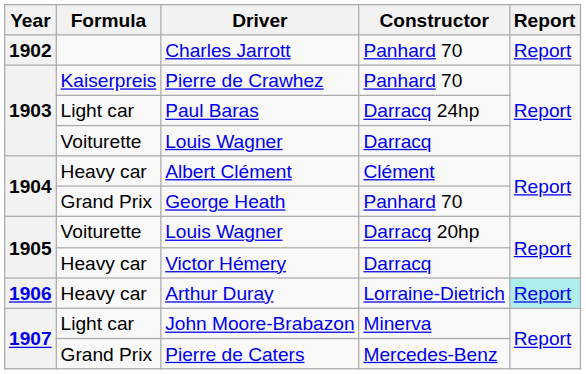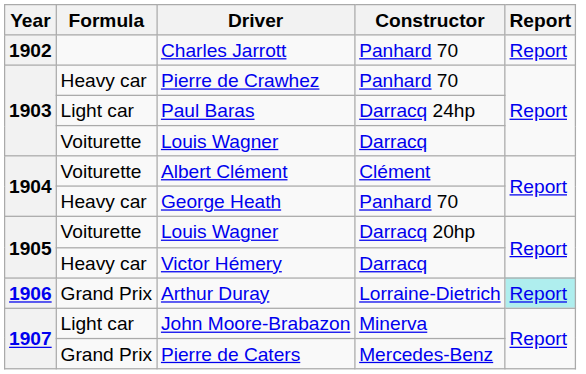(108, 81) Kaiserpreis -> (104, 81) Heavy car
(104, 172) Heavy car -> (101, 172) Voiturette
(106, 202) Grand Prix -> (104, 202) Heavy car
(104, 293) Heavy car -> (106, 293) Grand Prix
